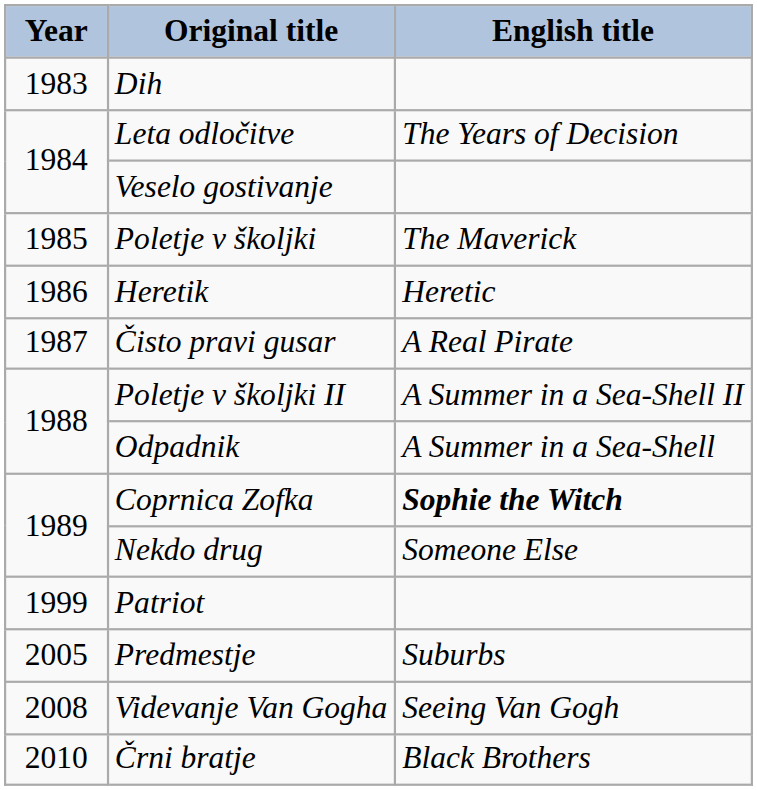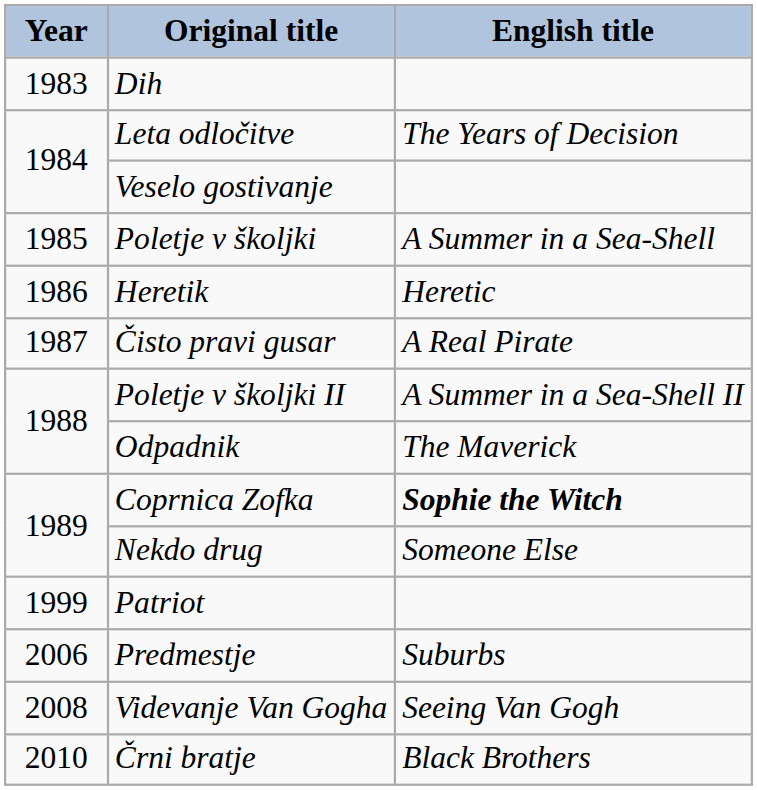(489, 238) The Maverick -> (559, 238) A Summer in a Sea-Shell
(559, 446) A Summer in a Sea-Shell -> (489, 446) The Maverick
(56, 655) 2005 -> (56, 655) 2006
